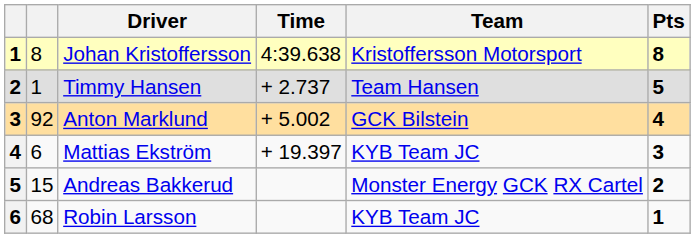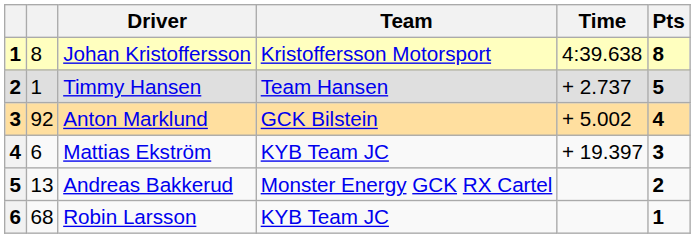columns swapped: (497, 21) <-> (301, 21)
(42, 185) 15 -> (42, 185) 13
